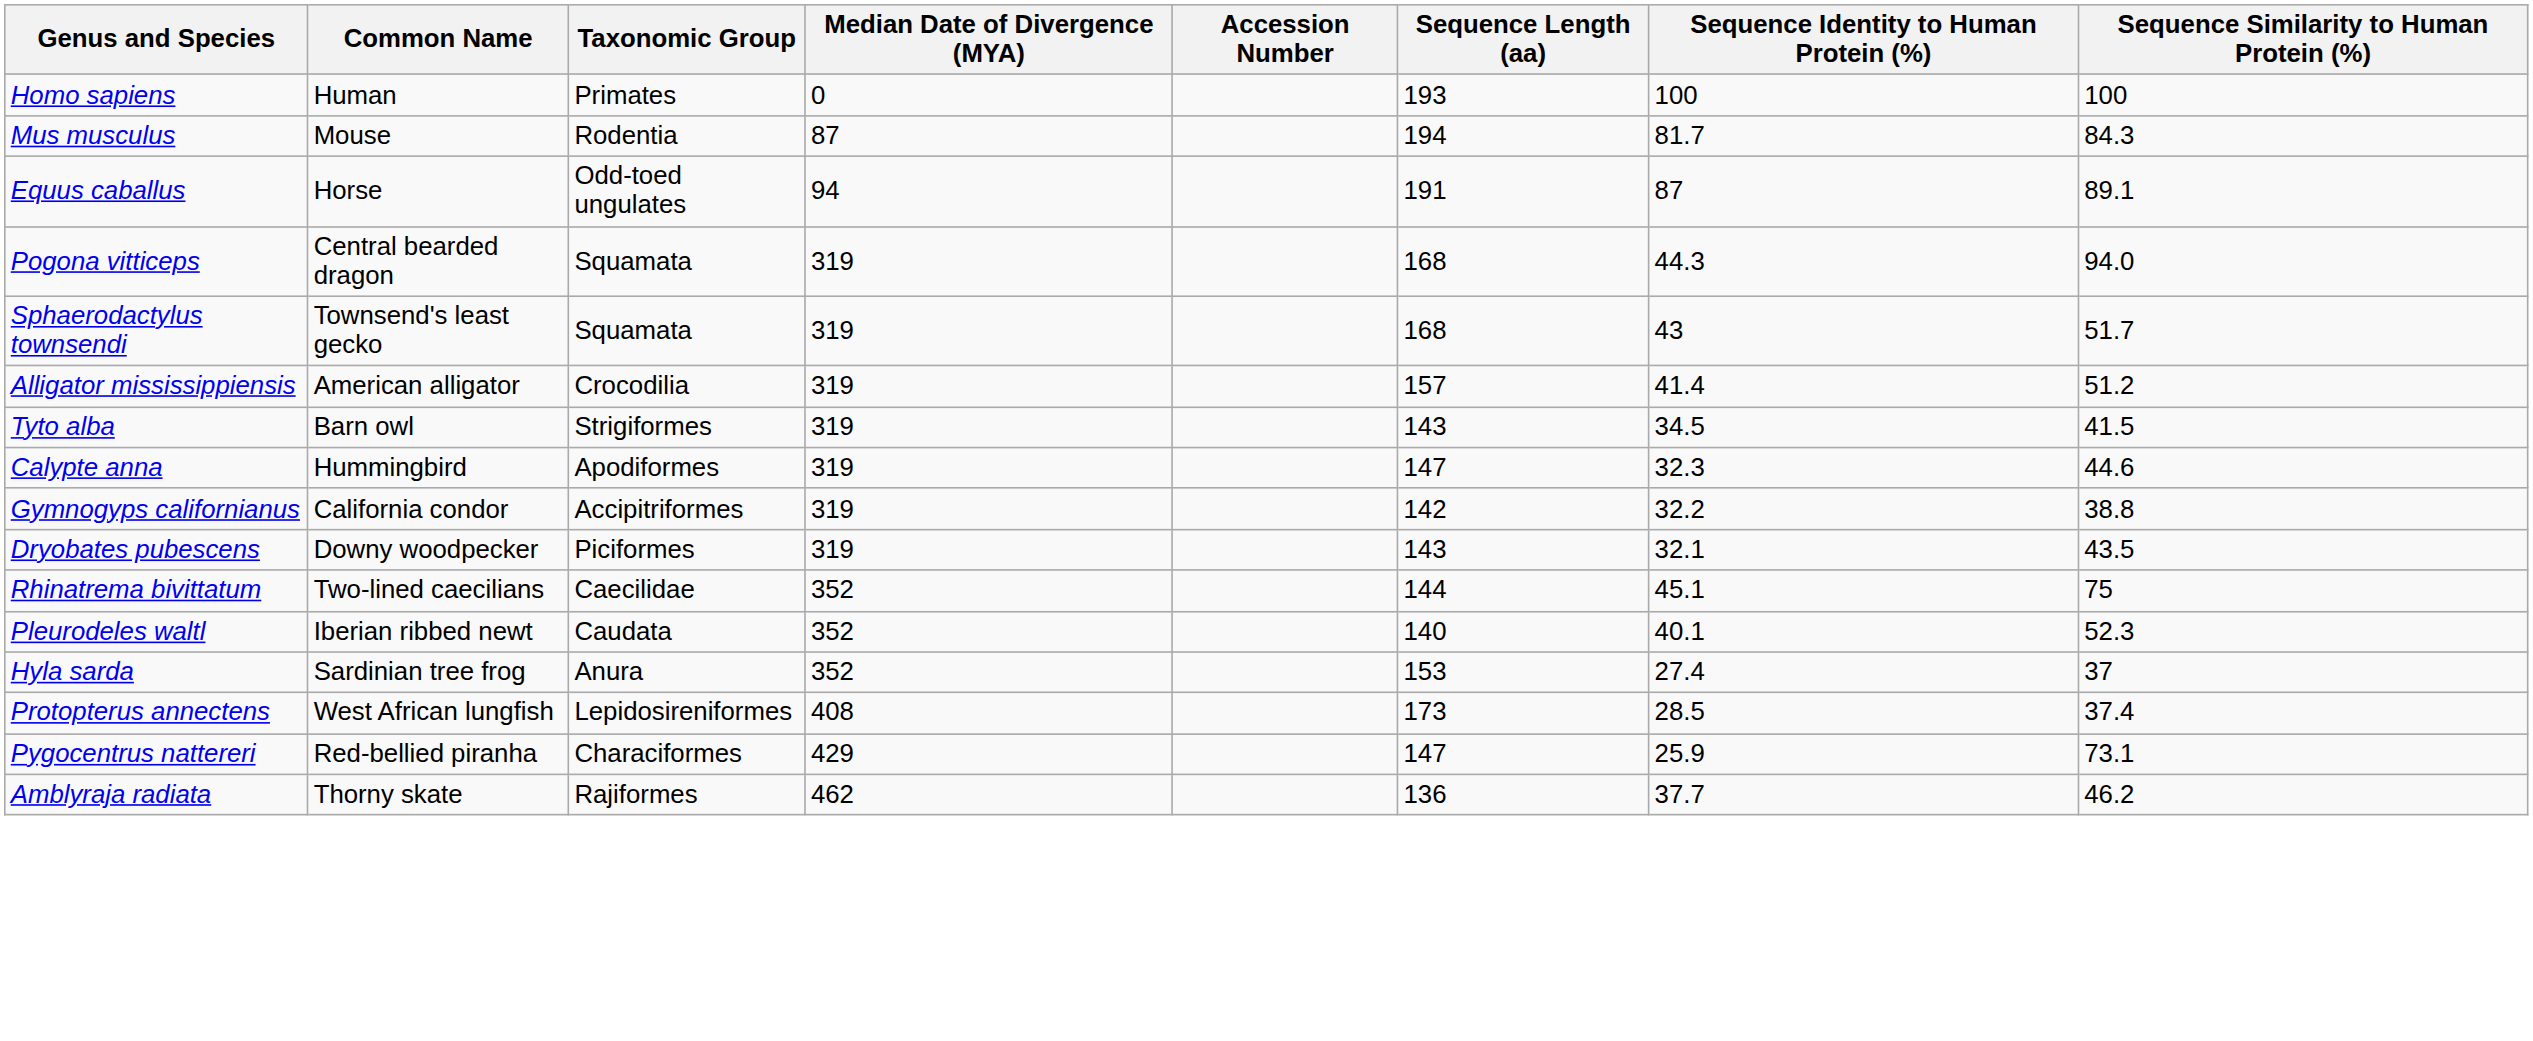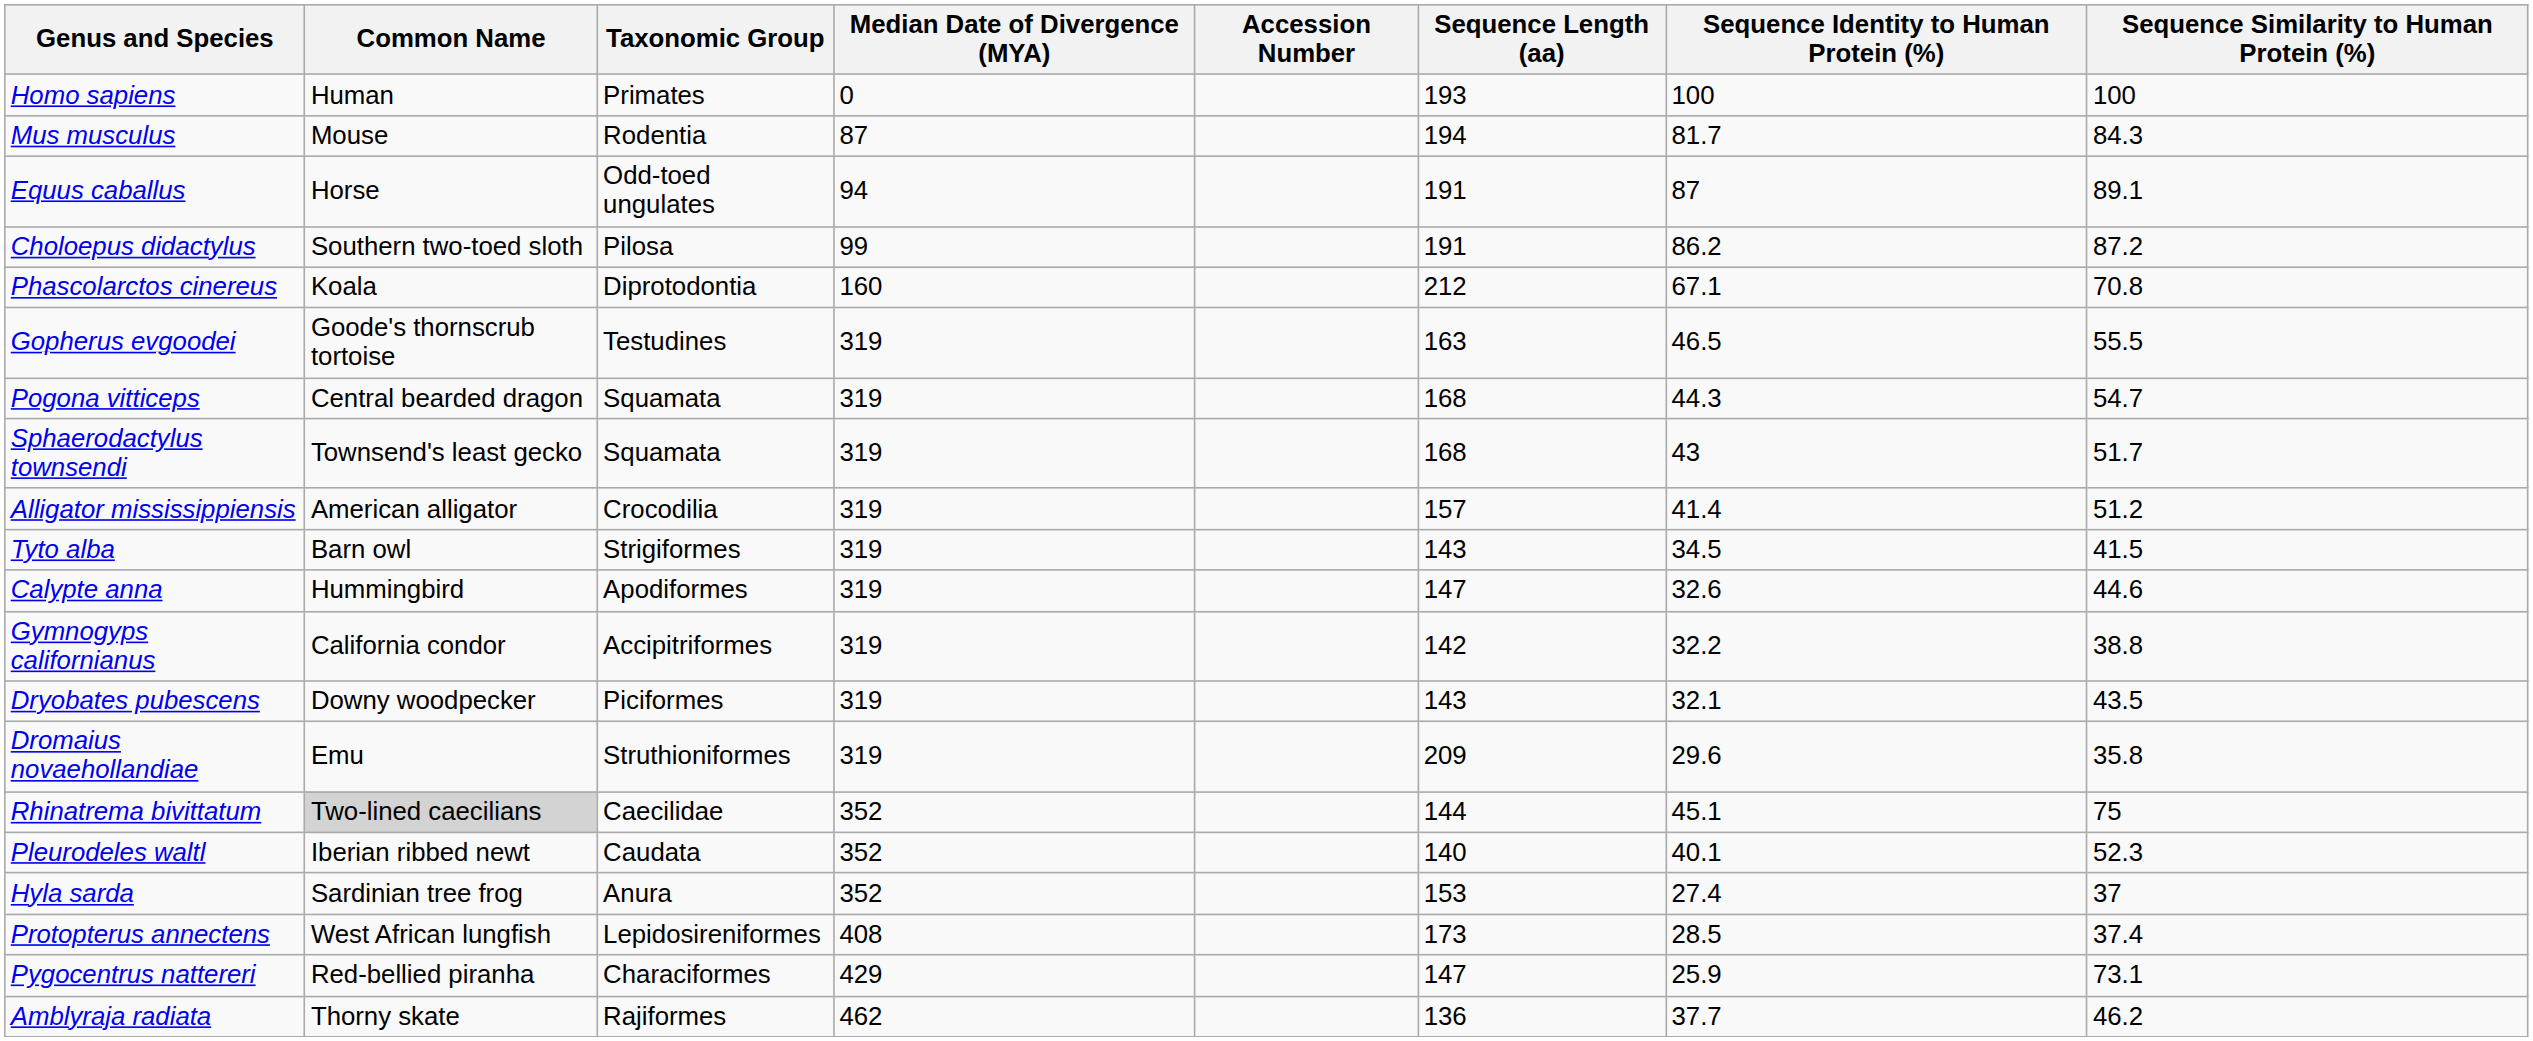+ row: (133, 246)
+ row: (144, 287)
+ row: (123, 342)
(2109, 260) 94.0 -> (2118, 397) 54.7
(1680, 467) 32.3 -> (1697, 590) 32.6
+ row: (105, 756)
(429, 590) no background -> (426, 811) lightgrey background
